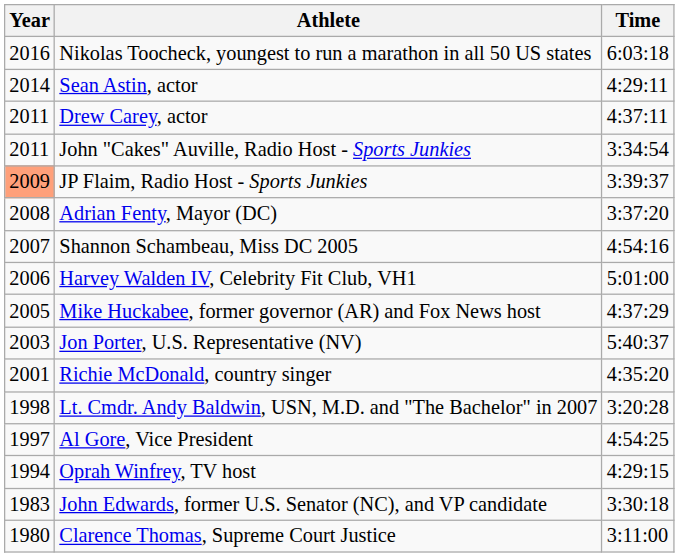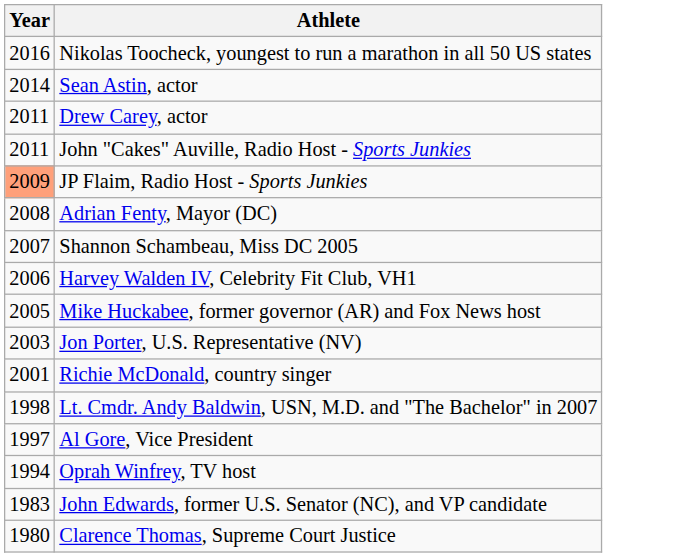- column: (638, 20)
